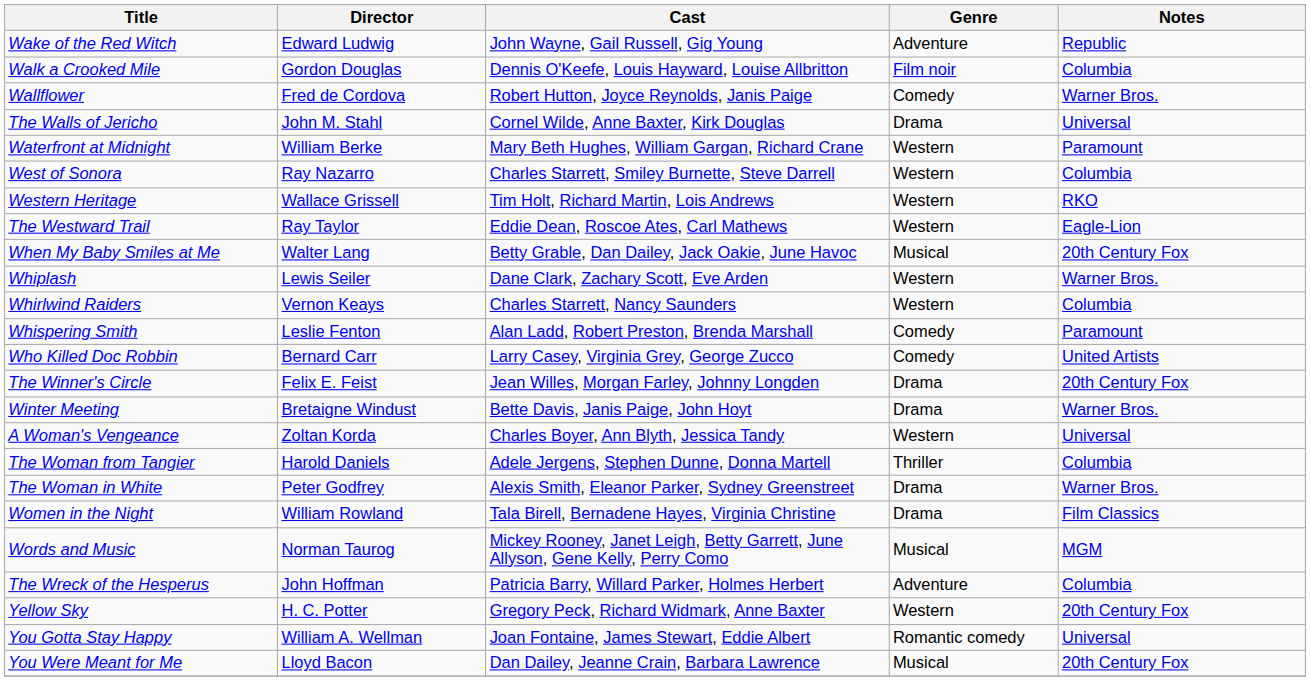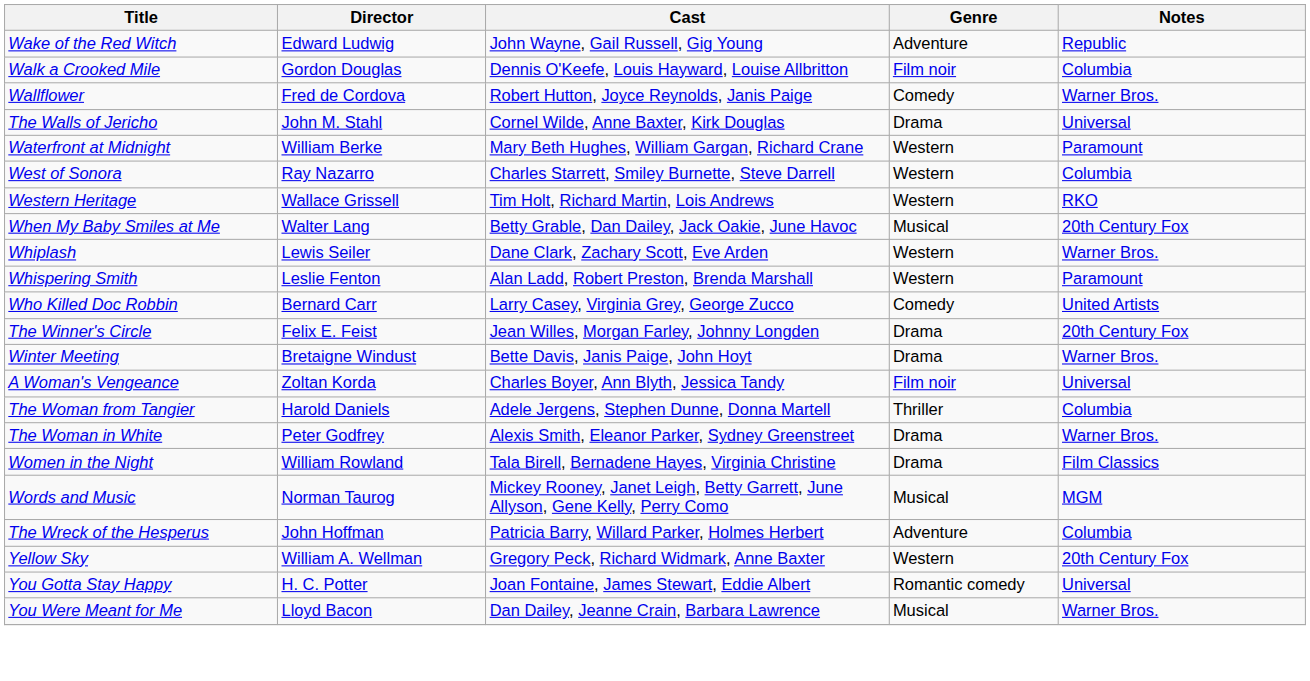- row: (79, 226)
- row: (75, 305)
(924, 331) Comedy -> (923, 278) Western
(923, 435) Western -> (924, 383) Film noir
(325, 611) H. C. Potter -> (352, 558) William A. Wellman
(352, 637) William A. Wellman -> (325, 584) H. C. Potter
(1125, 663) 20th Century Fox -> (1110, 611) Warner Bros.
